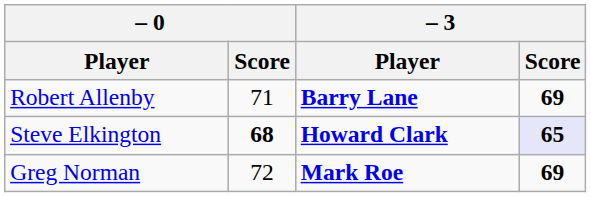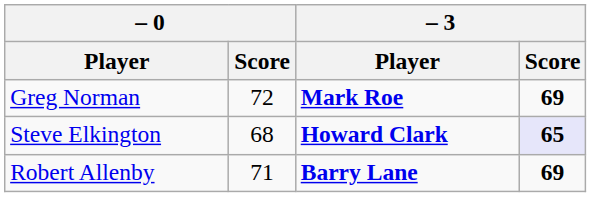rows swapped: (82, 97) <-> (75, 172)
(262, 135) bold -> (262, 135) normal
